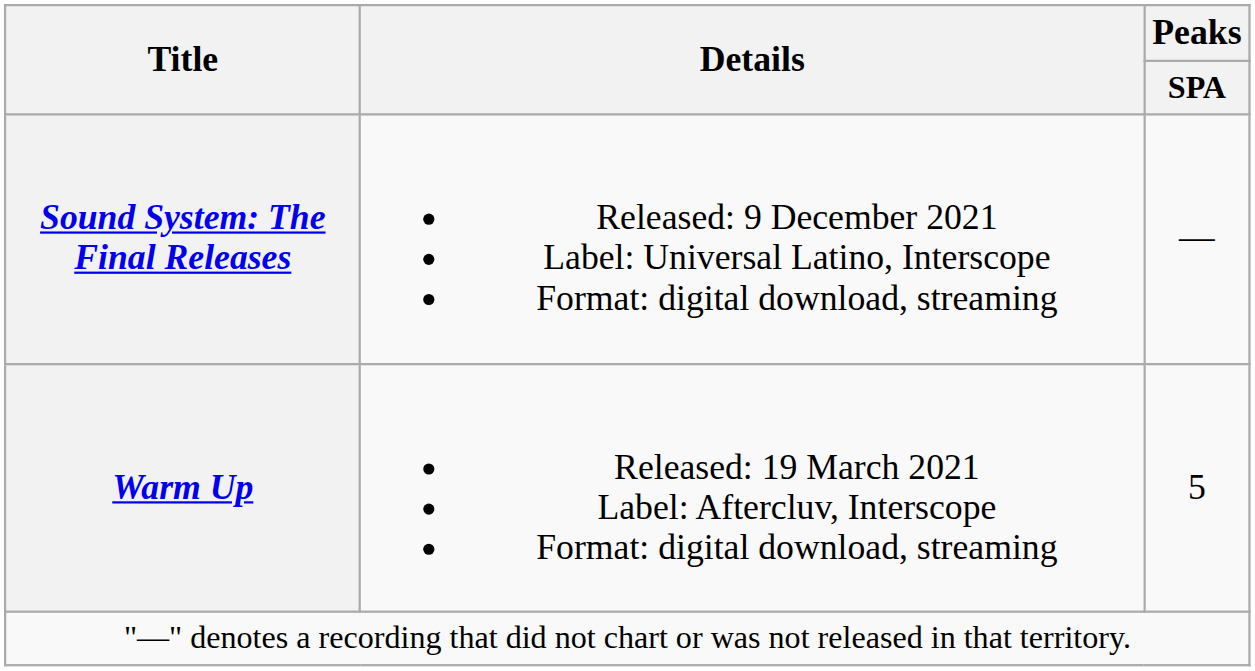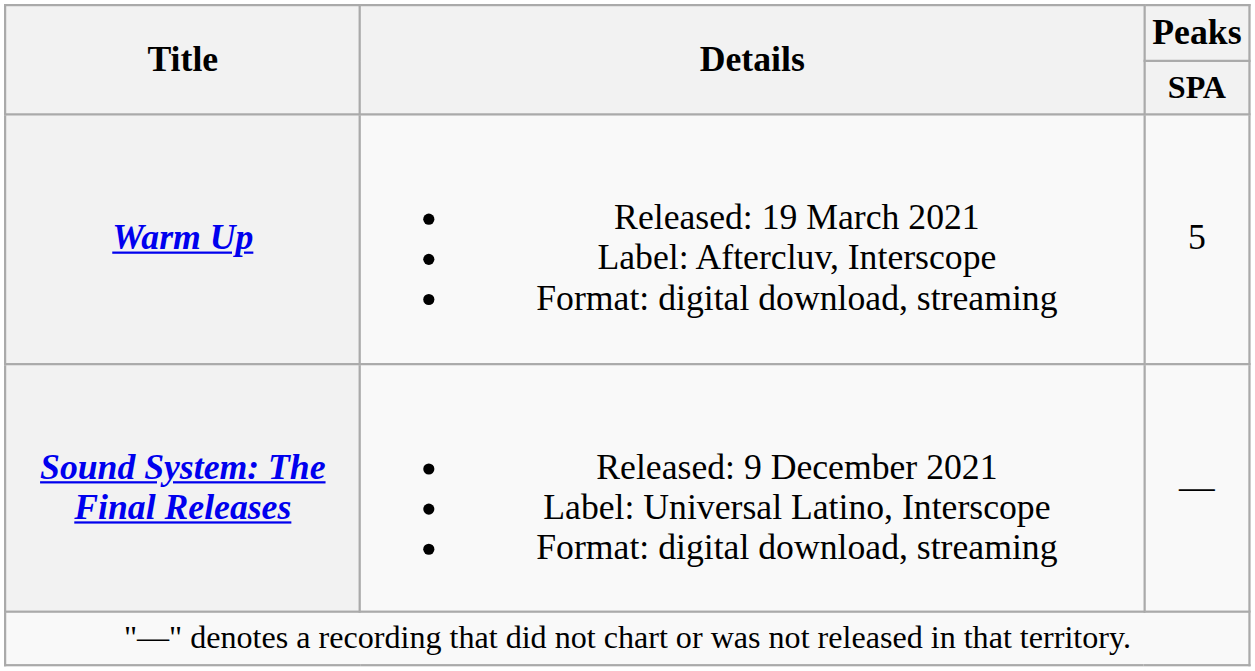rows swapped: (183, 486) <-> (183, 238)
